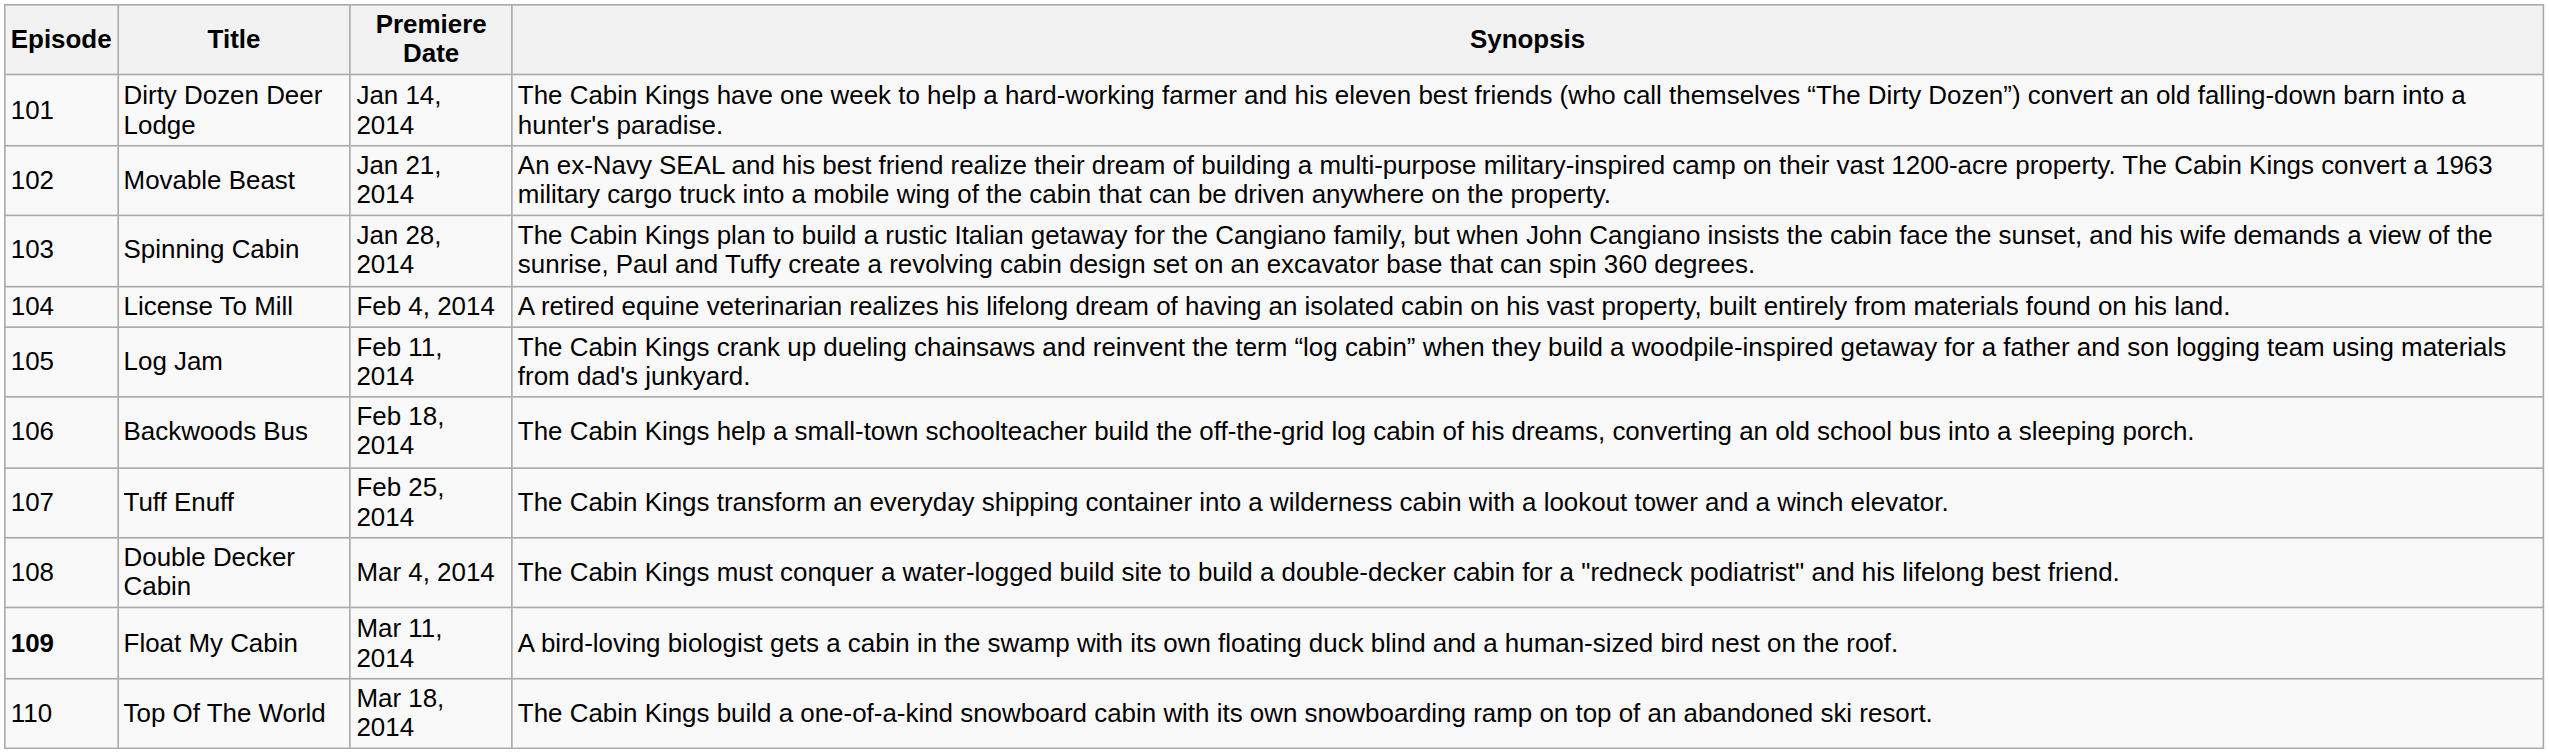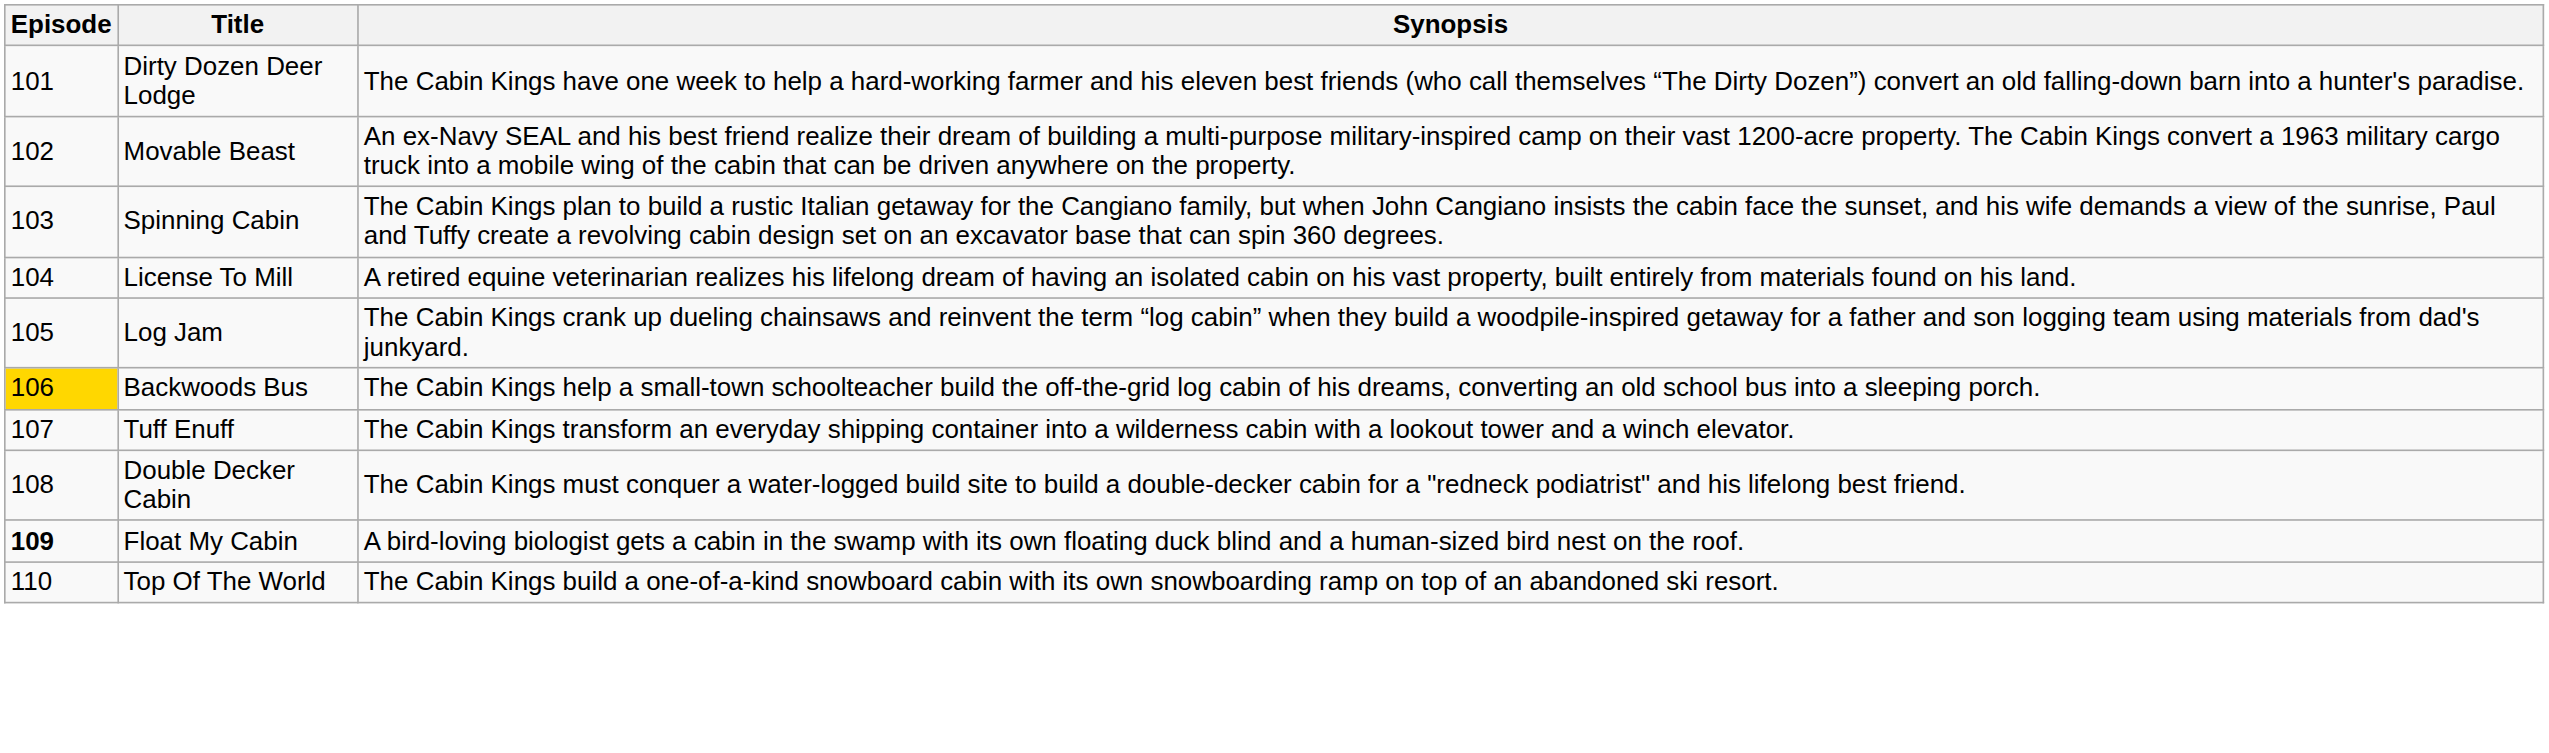- column: (431, 39)
(32, 432) no background -> (32, 388) gold background
